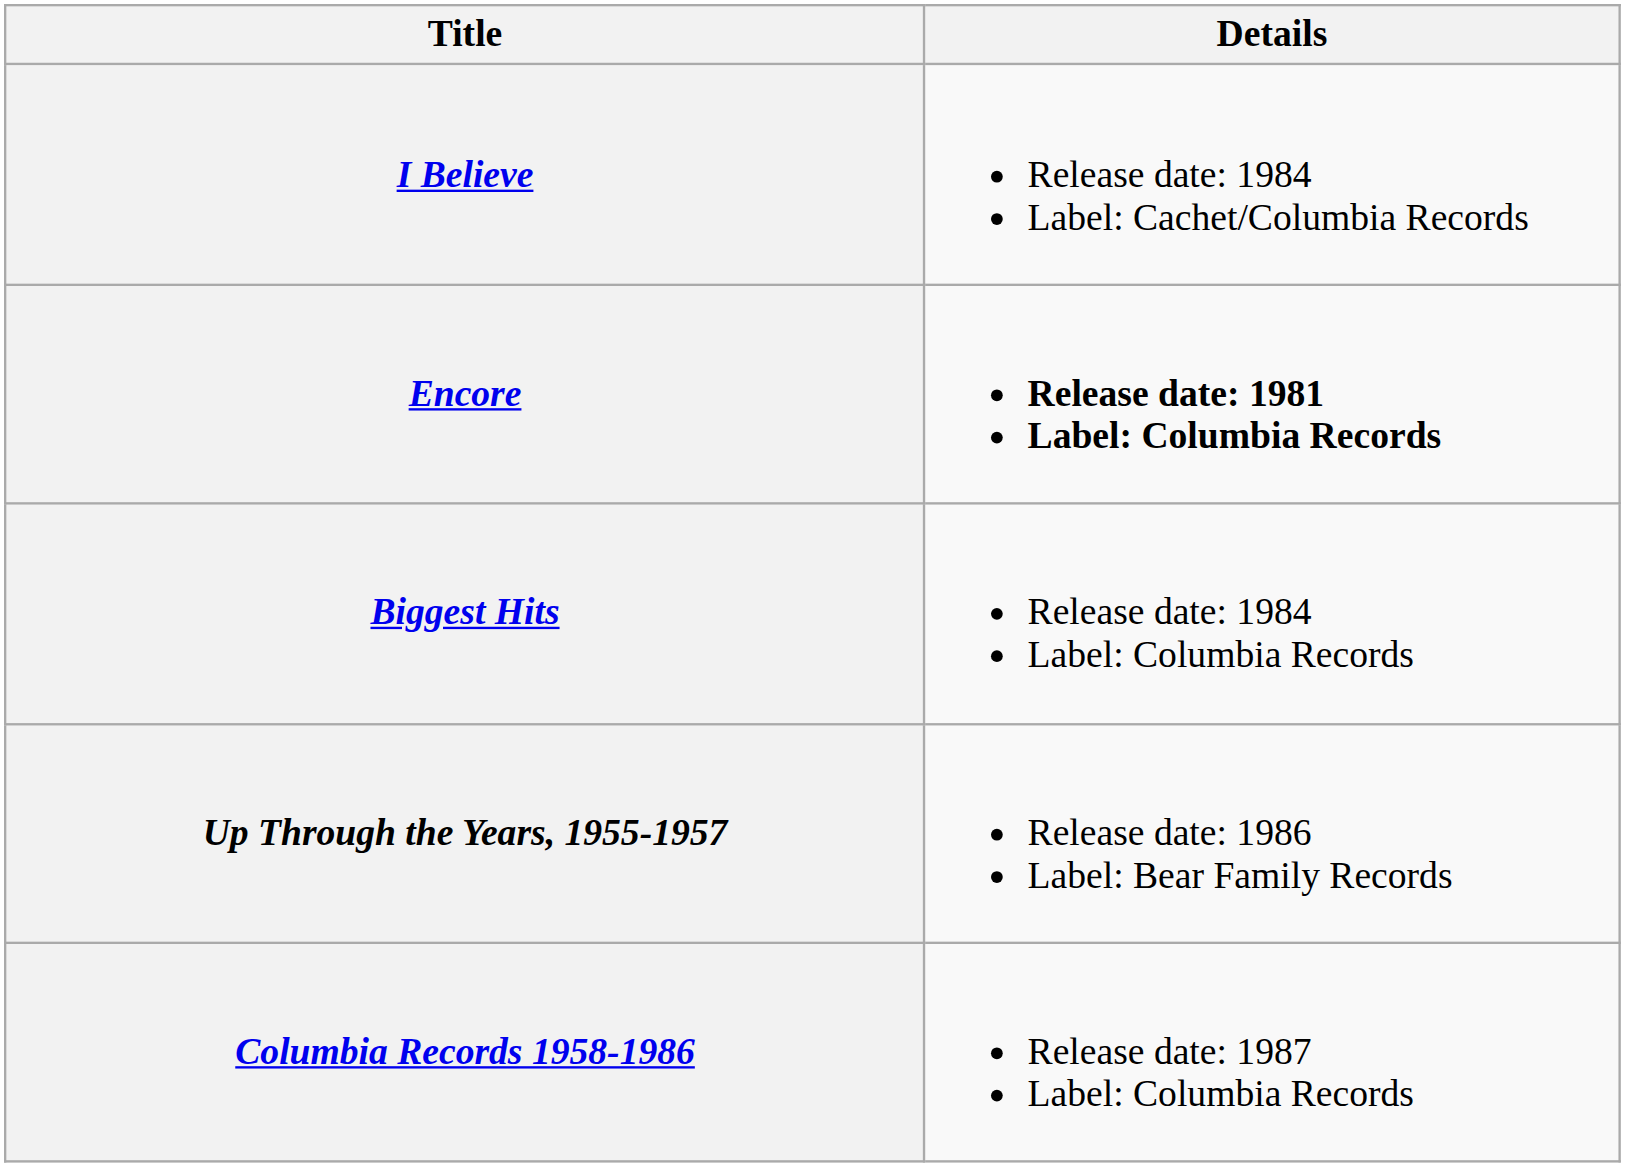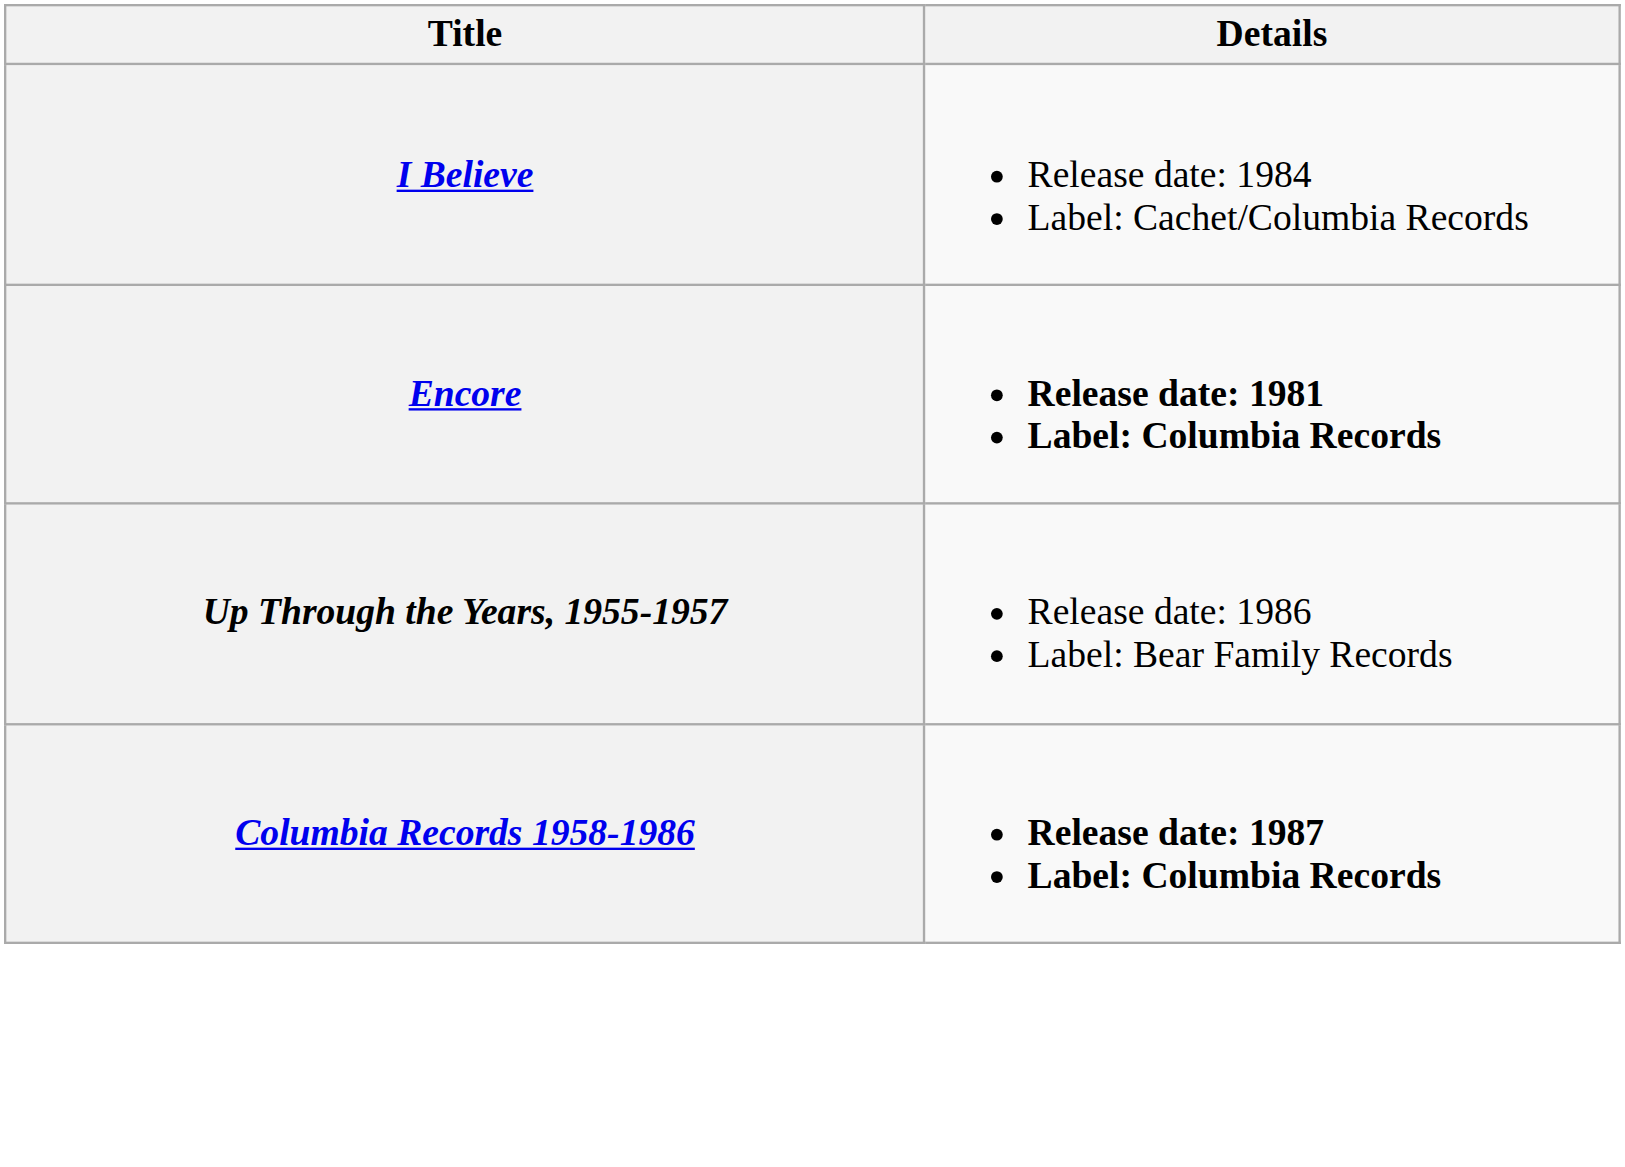- row: (465, 612)
(1272, 1073) normal -> (1272, 854) bold
